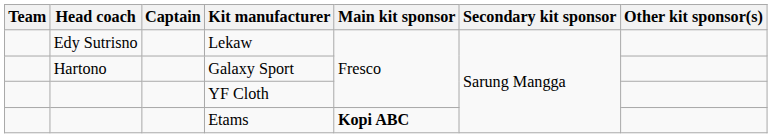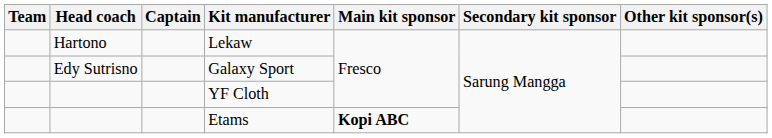(96, 42) Edy Sutrisno -> (80, 42) Hartono
(80, 68) Hartono -> (96, 68) Edy Sutrisno
